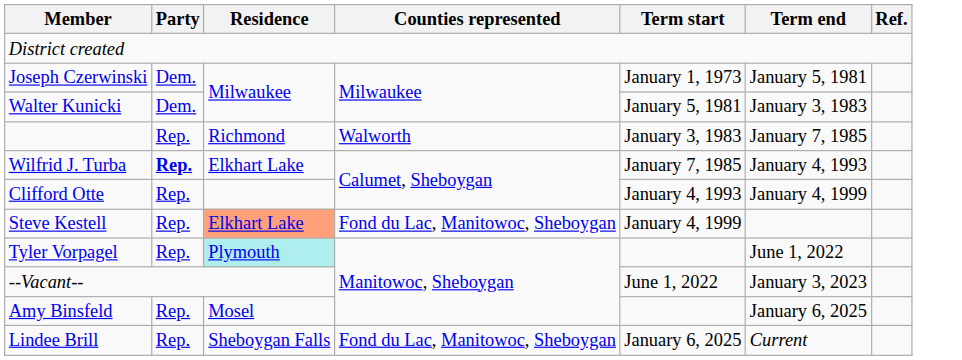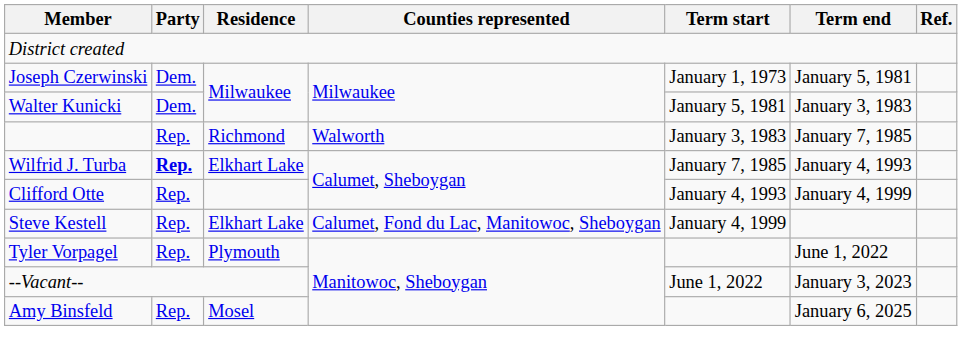(256, 223) lightsalmon background -> (256, 223) no background
(477, 223) Fond du Lac, Manitowoc, Sheboygan -> (487, 223) Calumet, Fond du Lac, Manitowoc, Sheboygan
(244, 252) paleturquoise background -> (244, 252) no background
- row: (54, 340)
